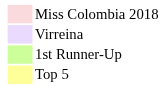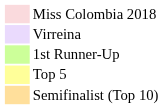+ row: (96, 95)
